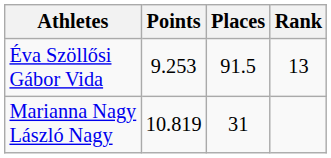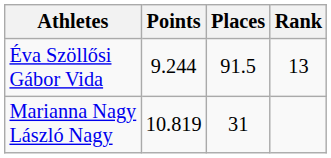(174, 67) 9.253 -> (174, 67) 9.244
